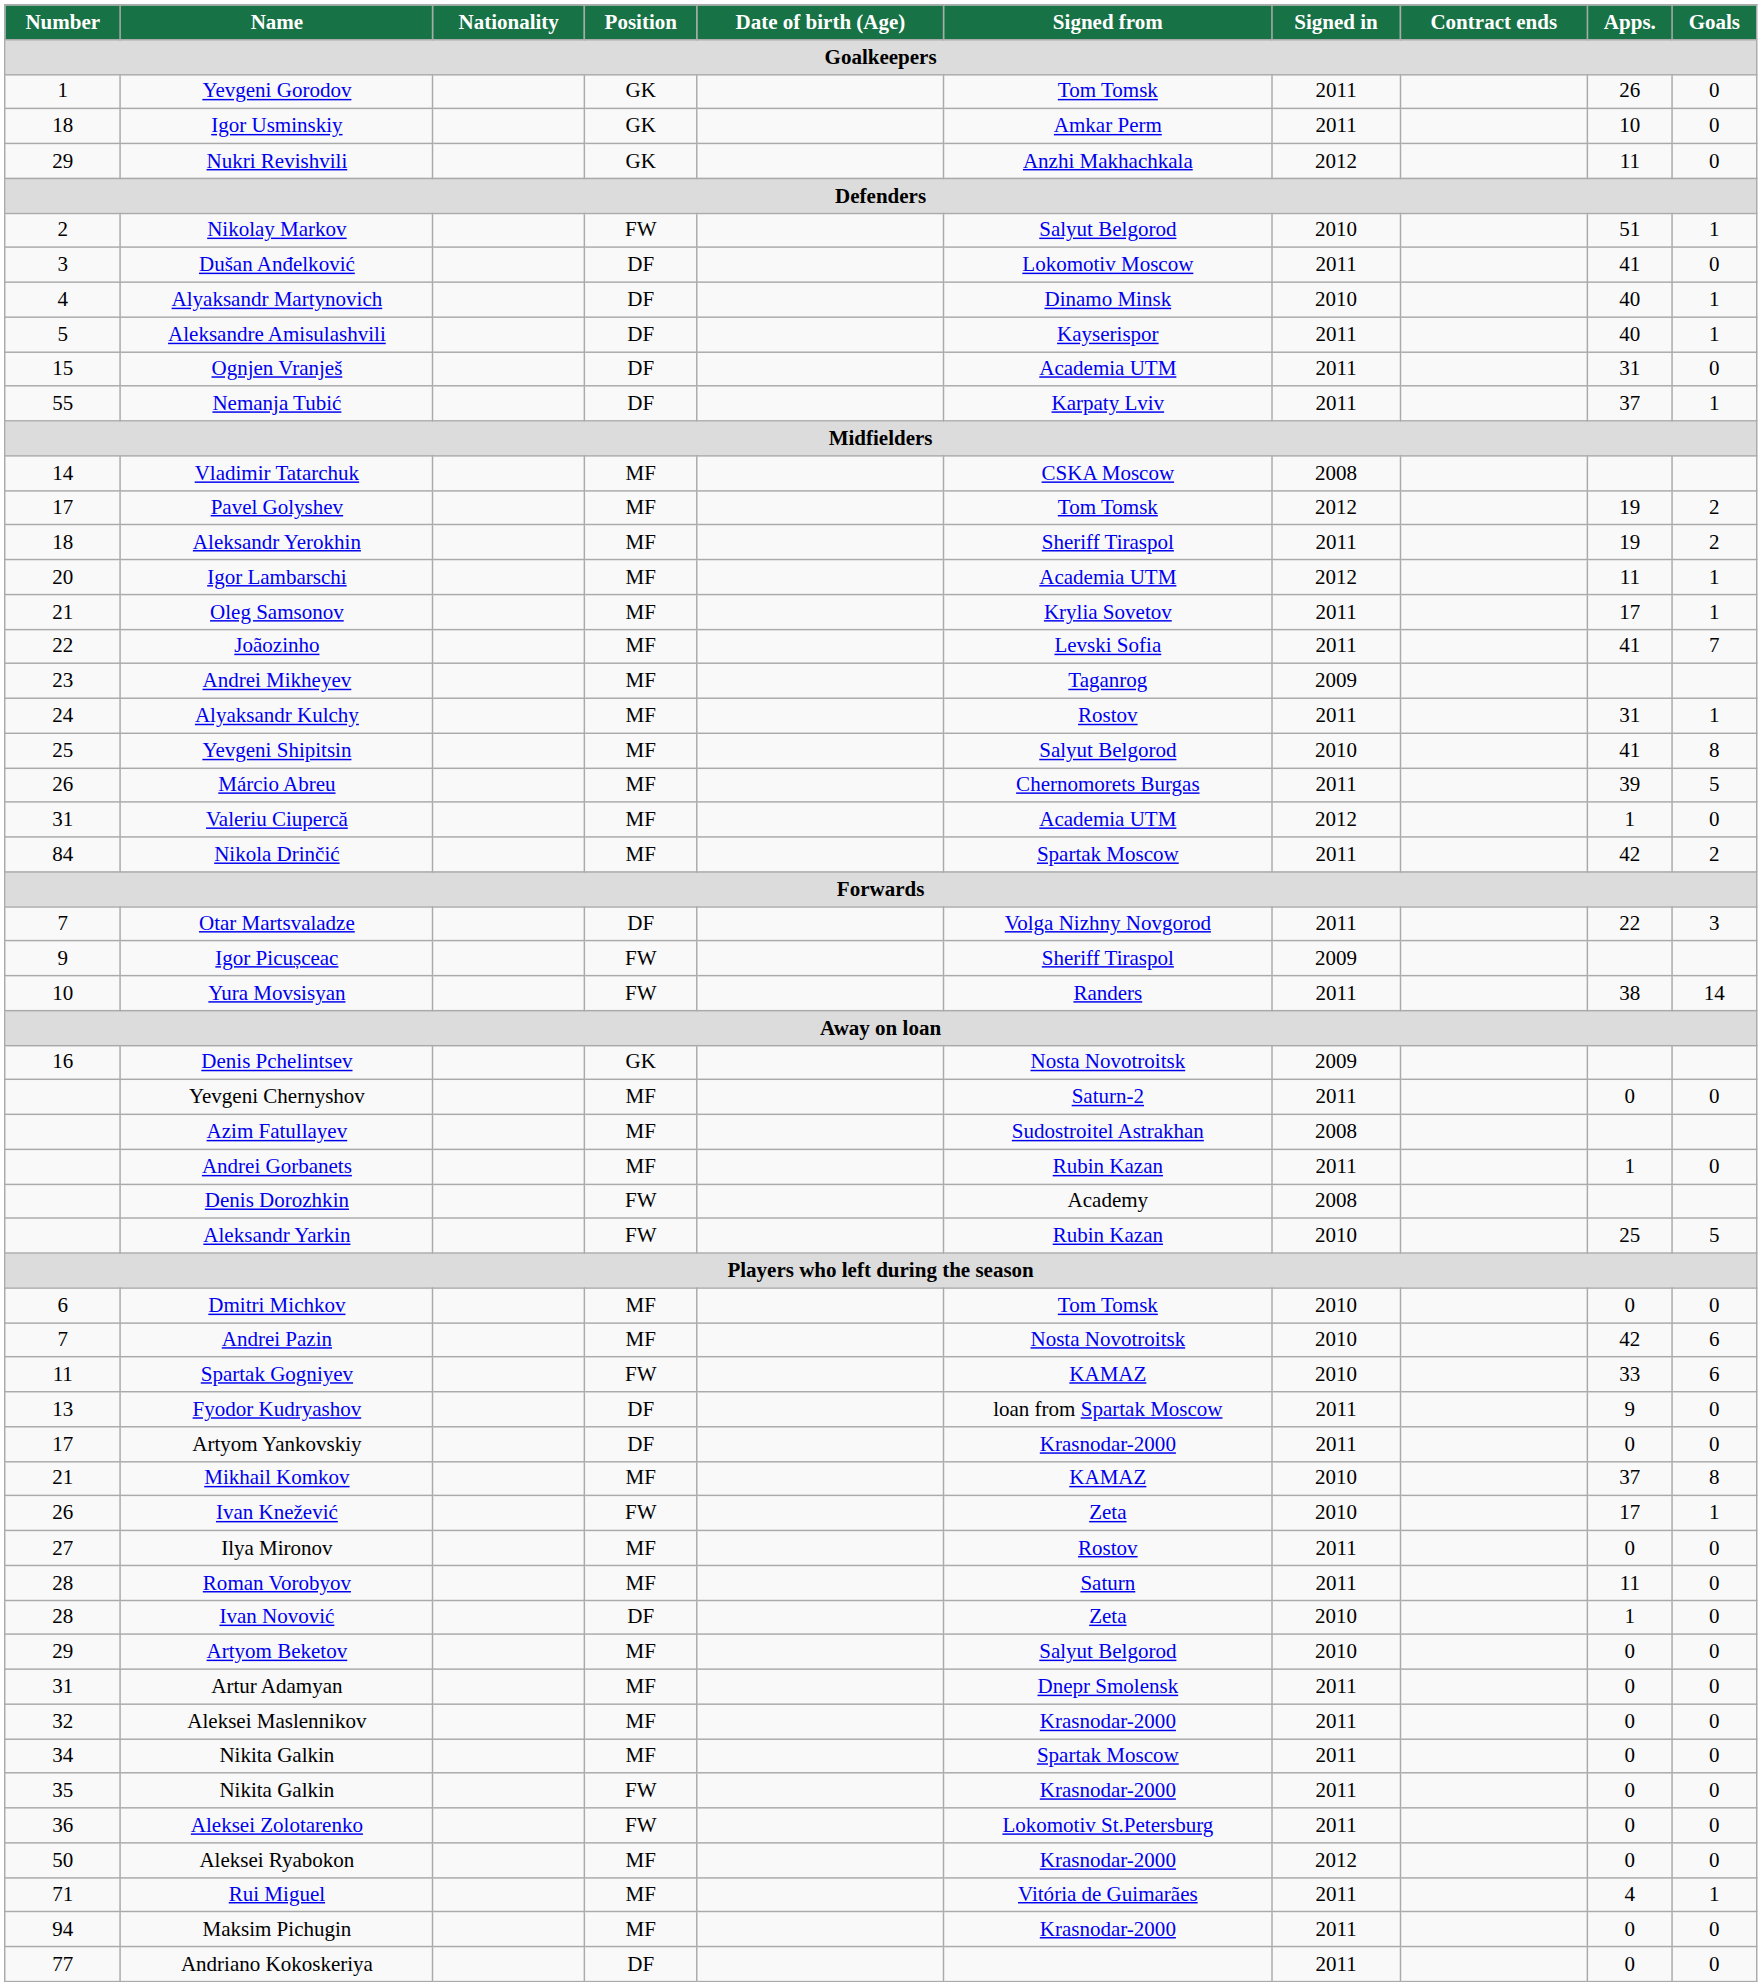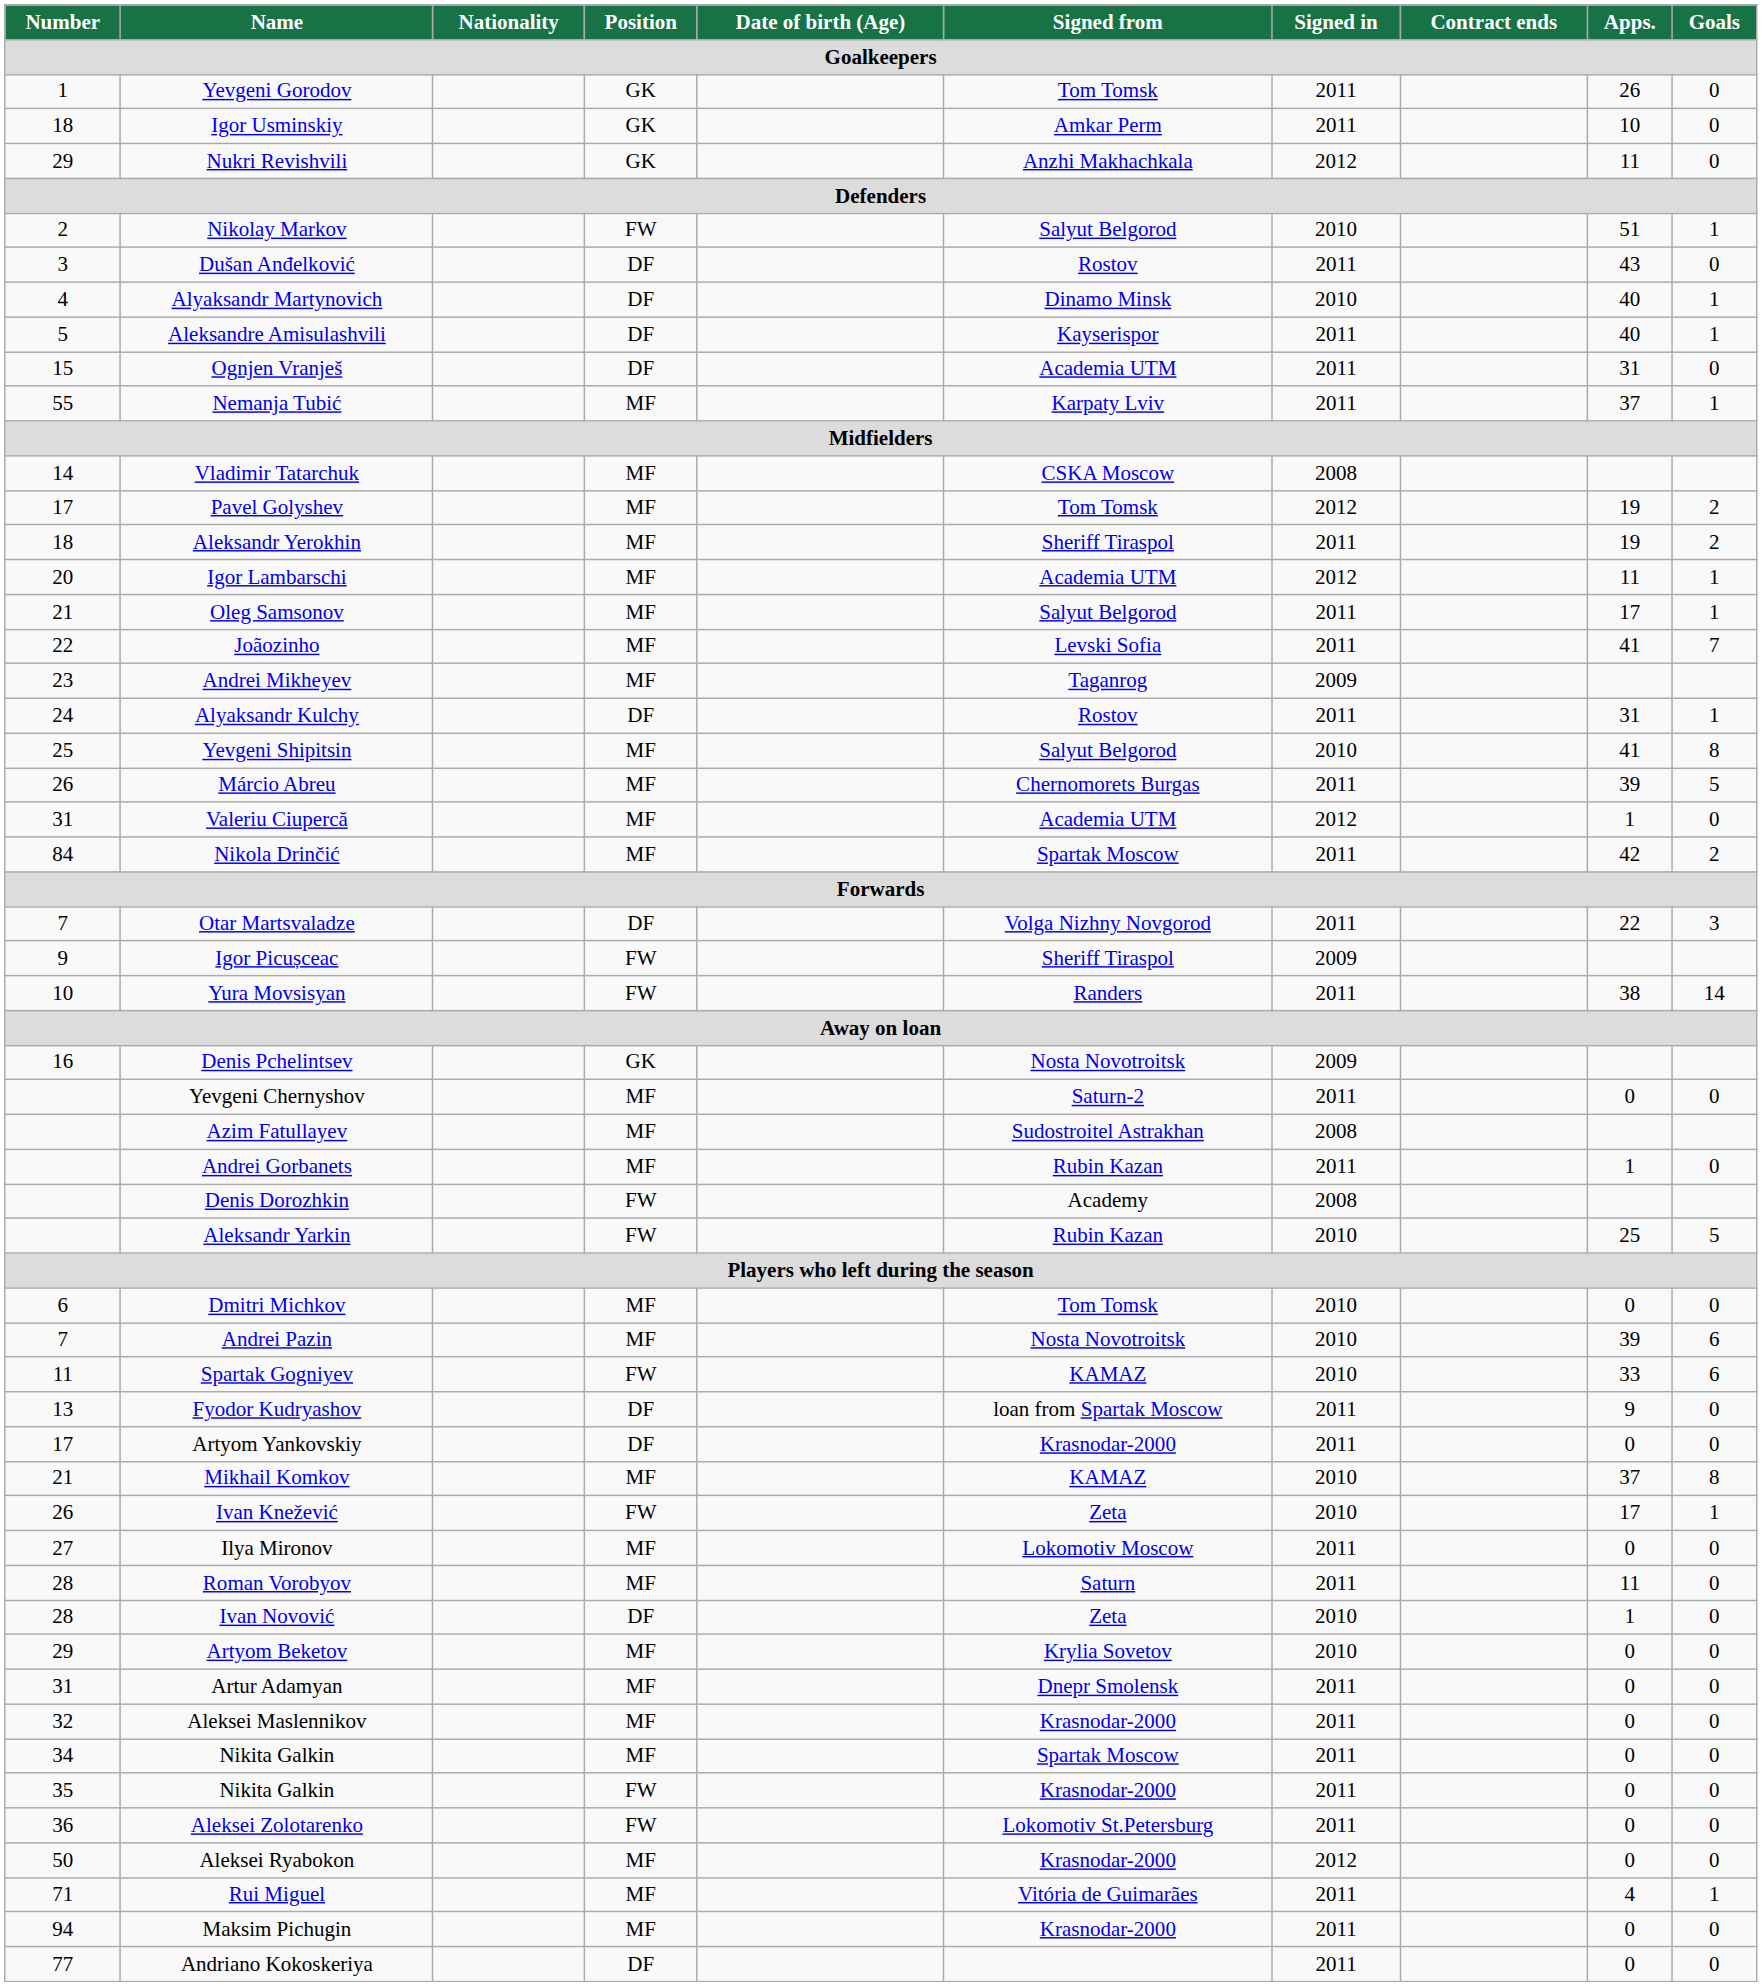(1108, 264) Lokomotiv Moscow -> (1108, 264) Rostov
(1630, 264) 41 -> (1630, 264) 43
(641, 403) DF -> (641, 403) MF
(1108, 611) Krylia Sovetov -> (1108, 611) Salyut Belgorod
(641, 715) MF -> (641, 715) DF
(1630, 1339) 42 -> (1630, 1339) 39
(1108, 1547) Rostov -> (1108, 1547) Lokomotiv Moscow
(1108, 1651) Salyut Belgorod -> (1108, 1651) Krylia Sovetov
